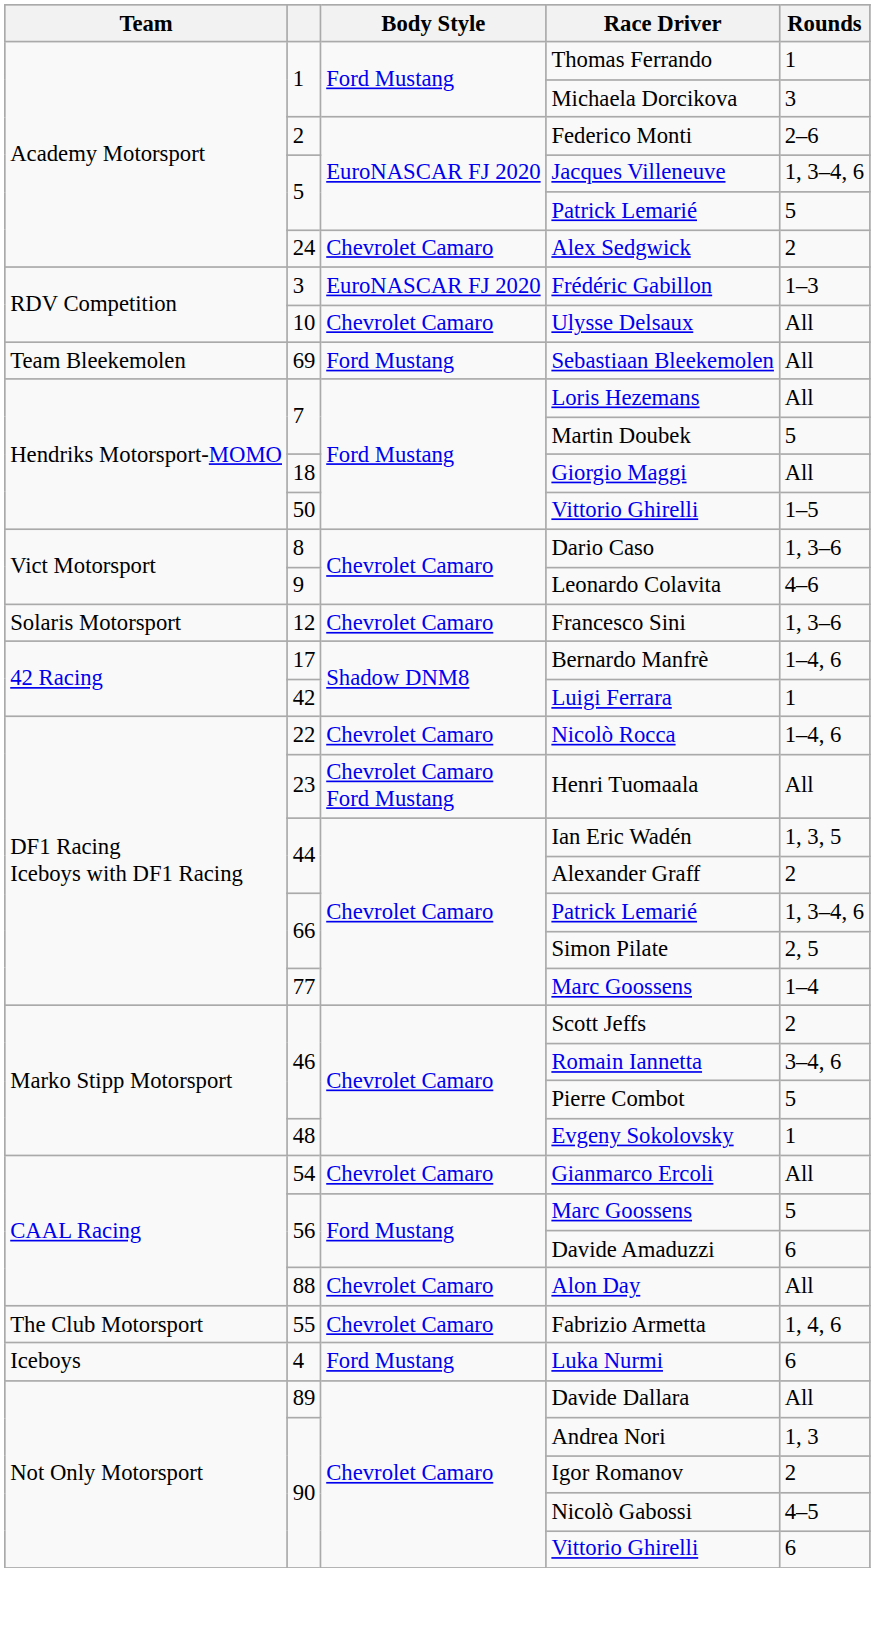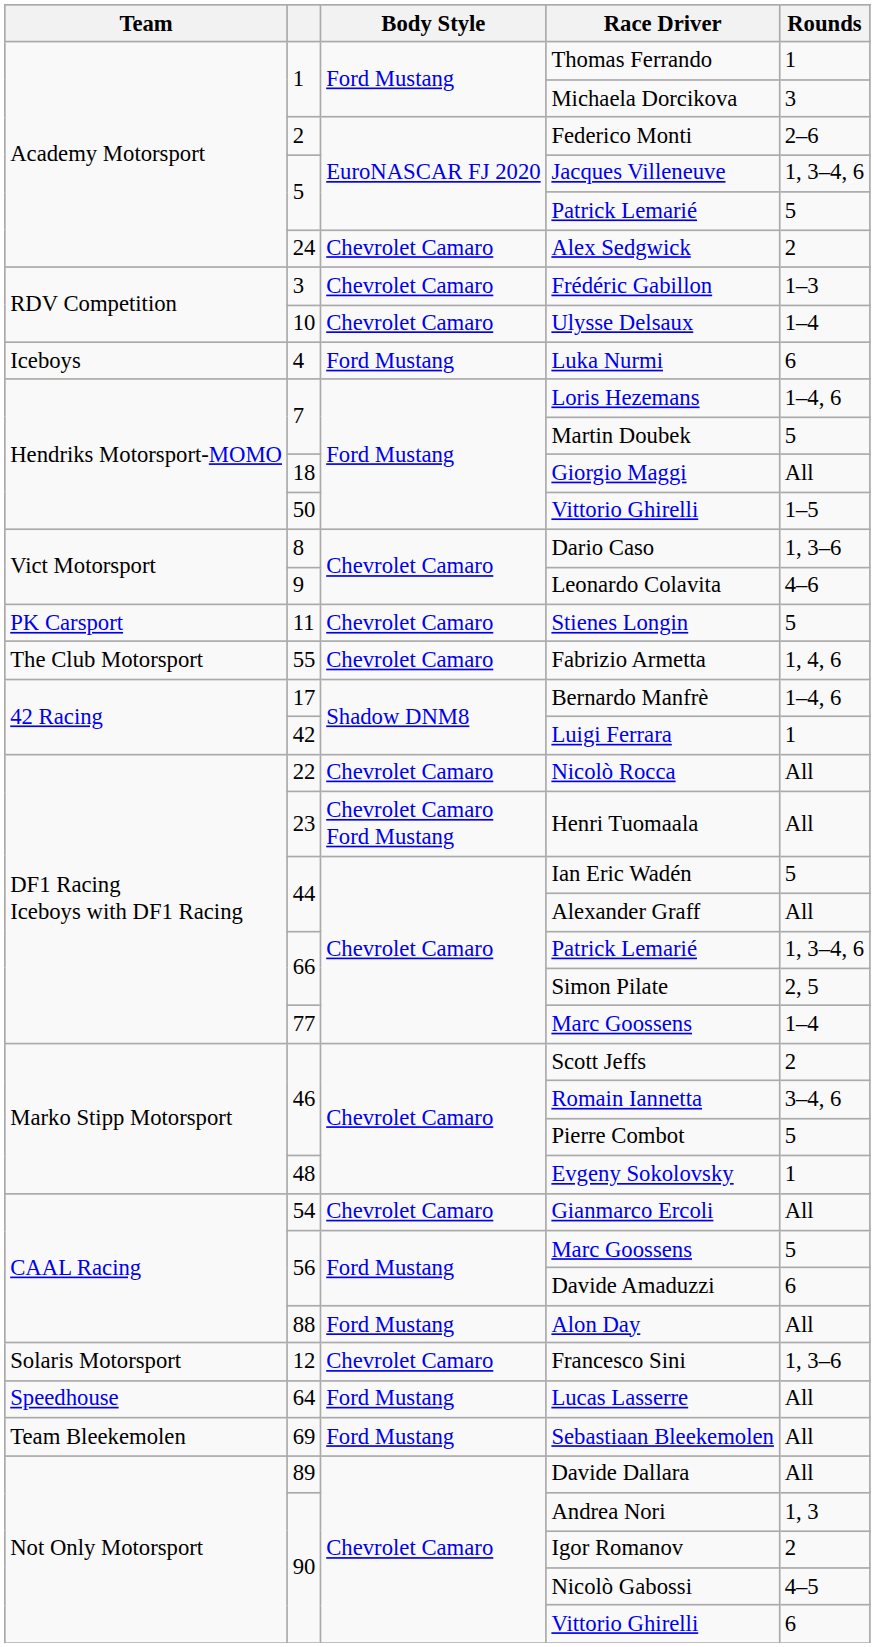(433, 285) EuroNASCAR FJ 2020 -> (410, 285) Chevrolet Camaro
(799, 322) All -> (802, 322) 1–4
rows swapped: (298, 1361) <-> (304, 360)
(799, 397) All -> (813, 397) 1–4, 6
+ row: (304, 622)
rows swapped: (304, 622) <-> (304, 1323)
(813, 734) 1–4, 6 -> (799, 772) All
(813, 836) 1, 3, 5 -> (790, 873) 5
(790, 873) 2 -> (799, 911) All
(410, 1286) Chevrolet Camaro -> (390, 1323) Ford Mustang
+ row: (304, 1398)
